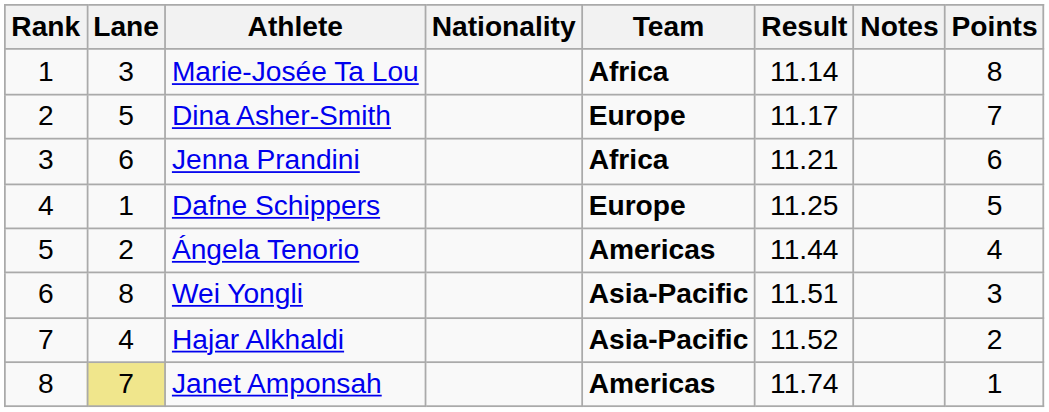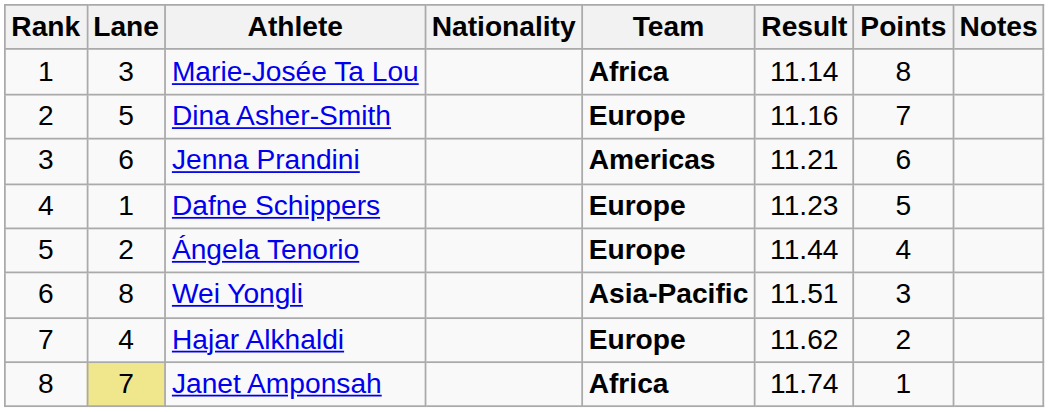columns swapped: (995, 26) <-> (899, 26)
(804, 116) 11.17 -> (804, 116) 11.16
(629, 160) Africa -> (652, 160) Americas
(804, 205) 11.25 -> (804, 205) 11.23
(652, 250) Americas -> (637, 250) Europe
(668, 339) Asia-Pacific -> (637, 339) Europe
(804, 339) 11.52 -> (804, 339) 11.62
(652, 384) Americas -> (629, 384) Africa
